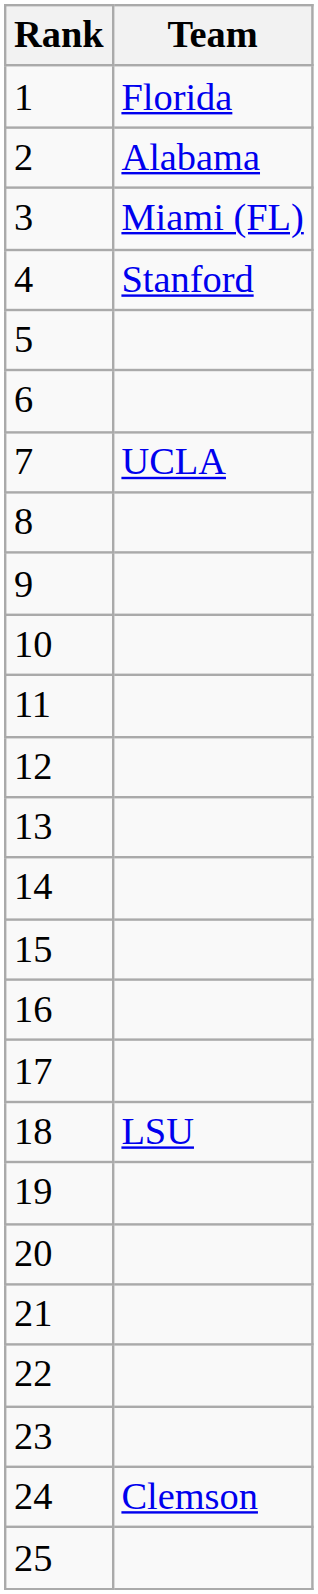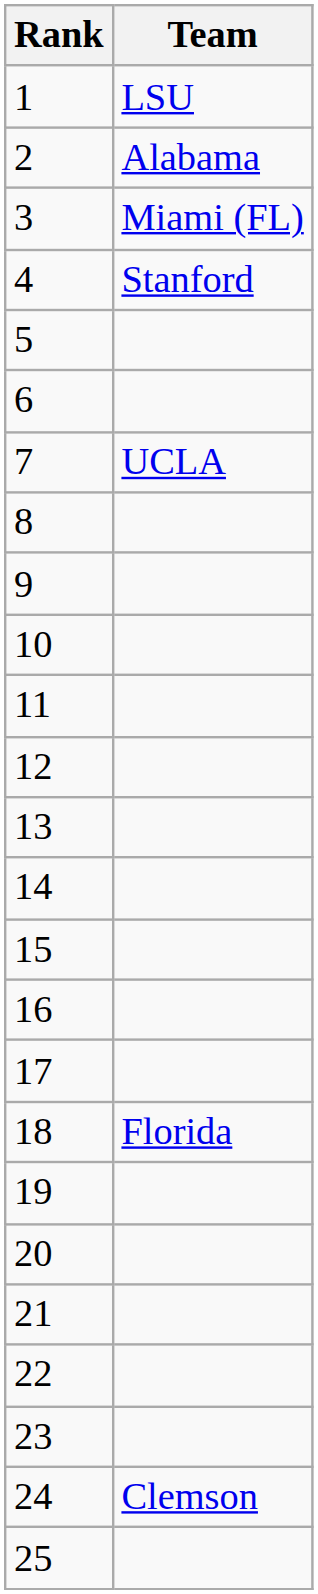(177, 95) Florida -> (158, 95) LSU
(158, 1131) LSU -> (177, 1131) Florida
